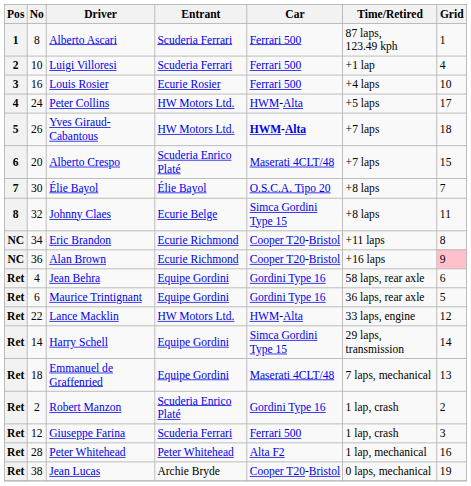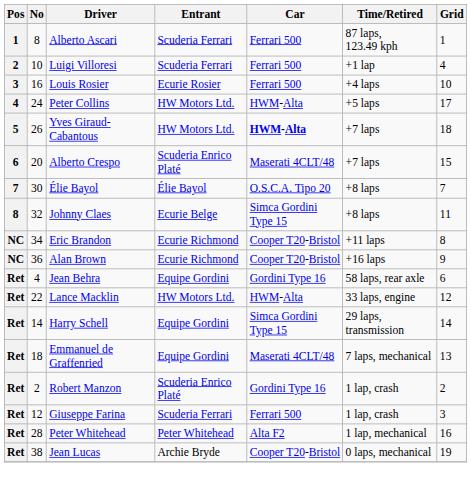(443, 259) pink background -> (443, 259) no background
- row: (96, 297)
